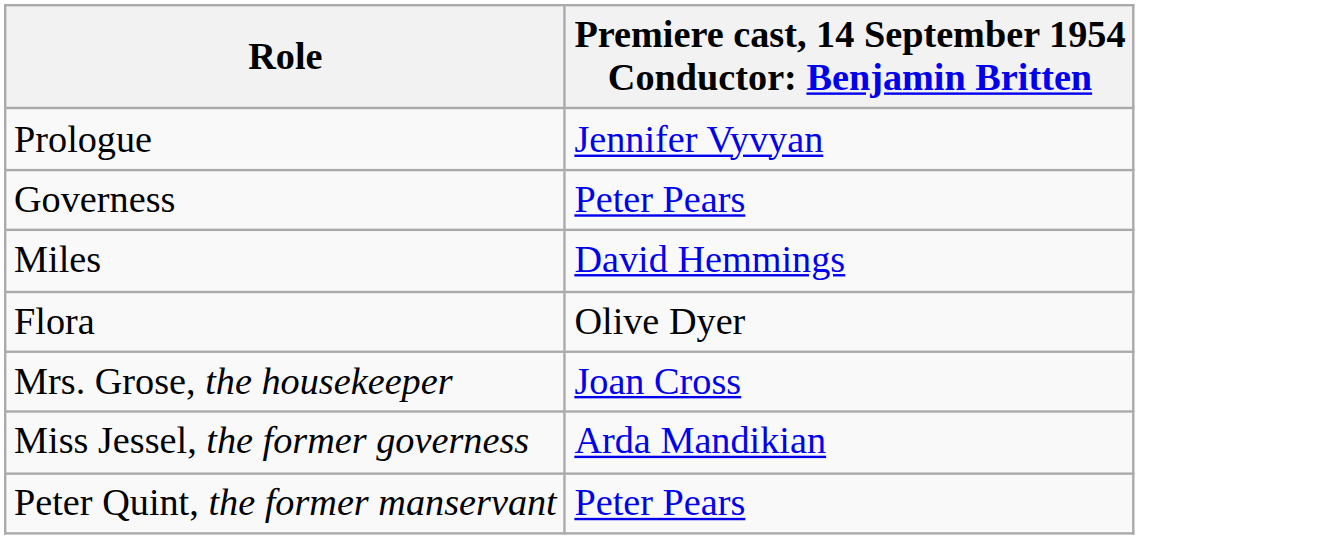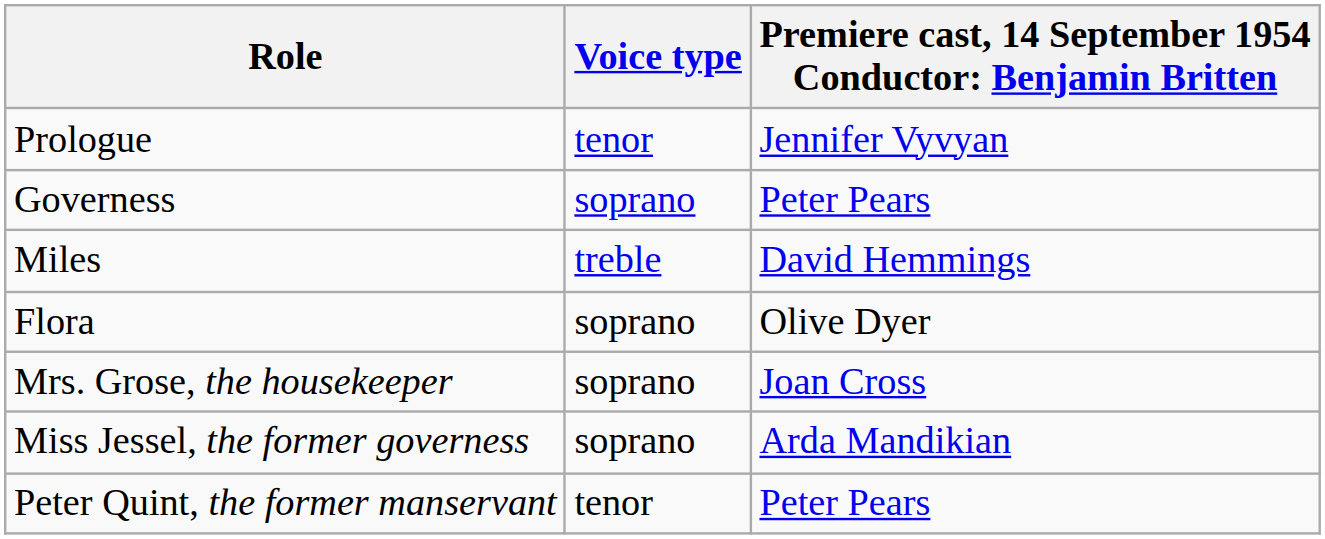+ column: (658, 56)
